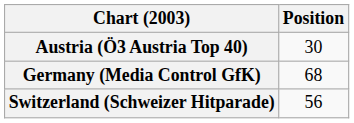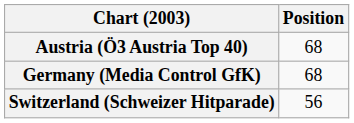(313, 46) 30 -> (313, 46) 68
